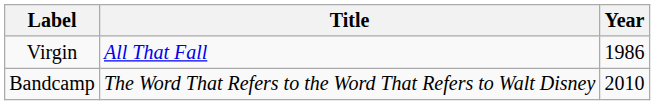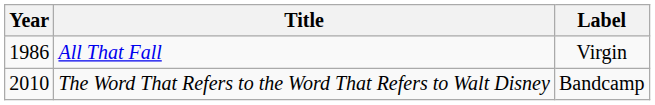columns swapped: (624, 20) <-> (52, 20)
